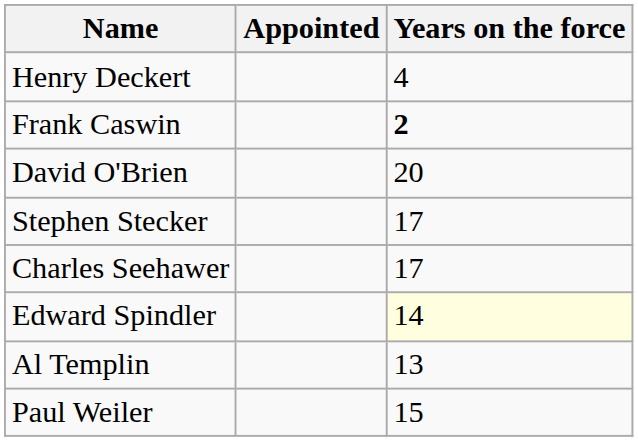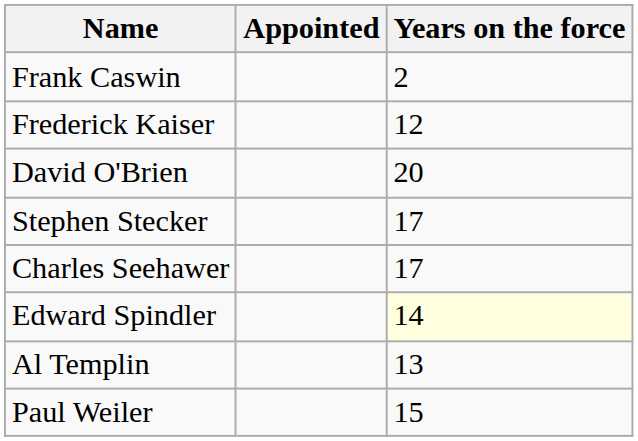- row: (101, 76)
(401, 124) bold -> (401, 76) normal
+ row: (113, 124)
